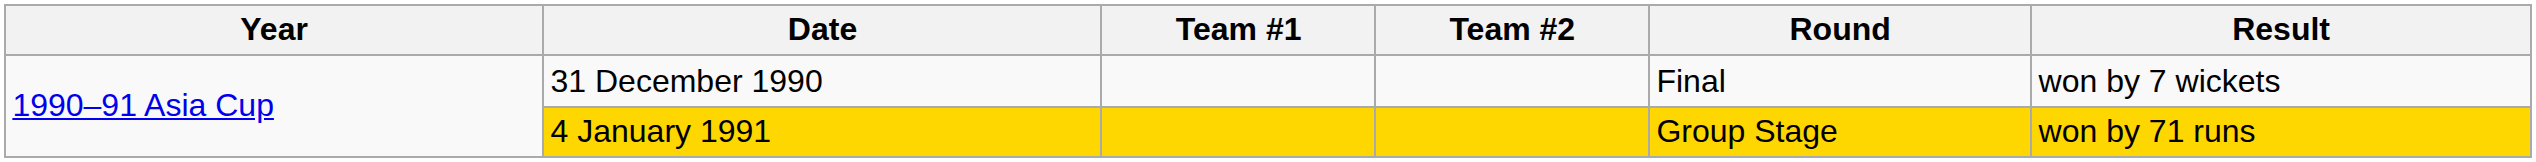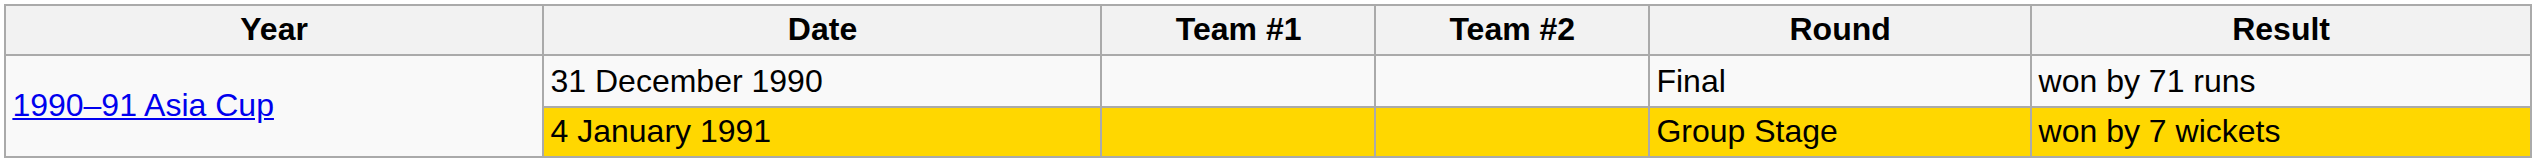(2160, 80) won by 7 wickets -> (2147, 80) won by 71 runs
(2147, 131) won by 71 runs -> (2160, 131) won by 7 wickets
